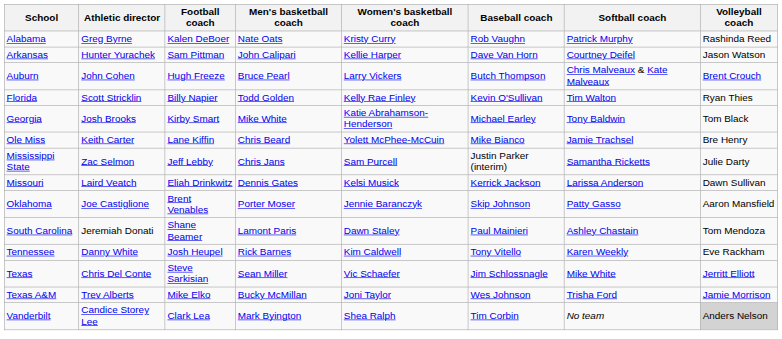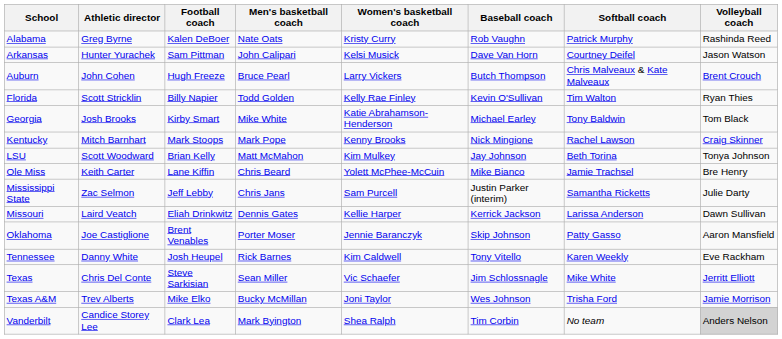(372, 54) Kellie Harper -> (371, 54) Kelsi Musick
+ row: (27, 140)
+ row: (16, 155)
(371, 182) Kelsi Musick -> (372, 214) Kellie Harper
- row: (39, 231)
